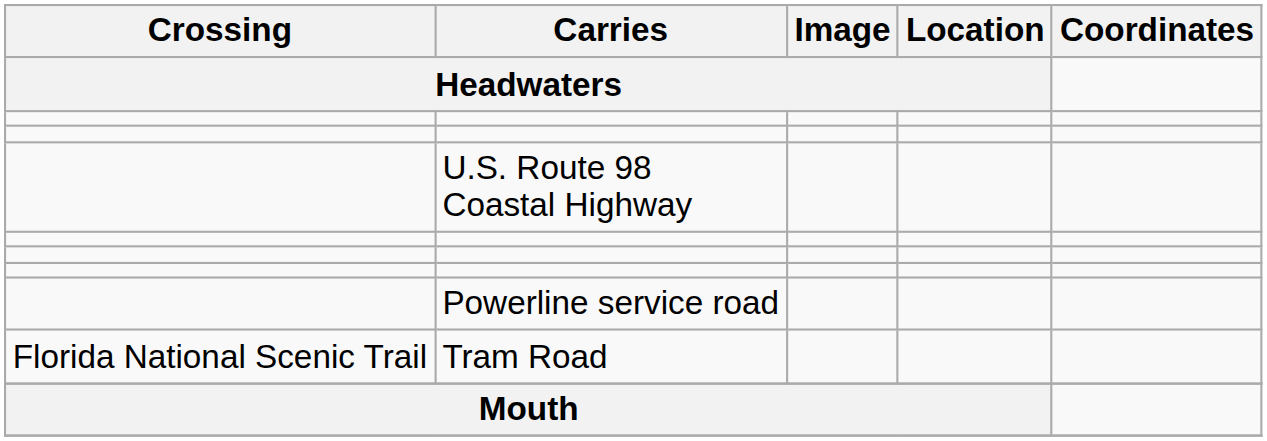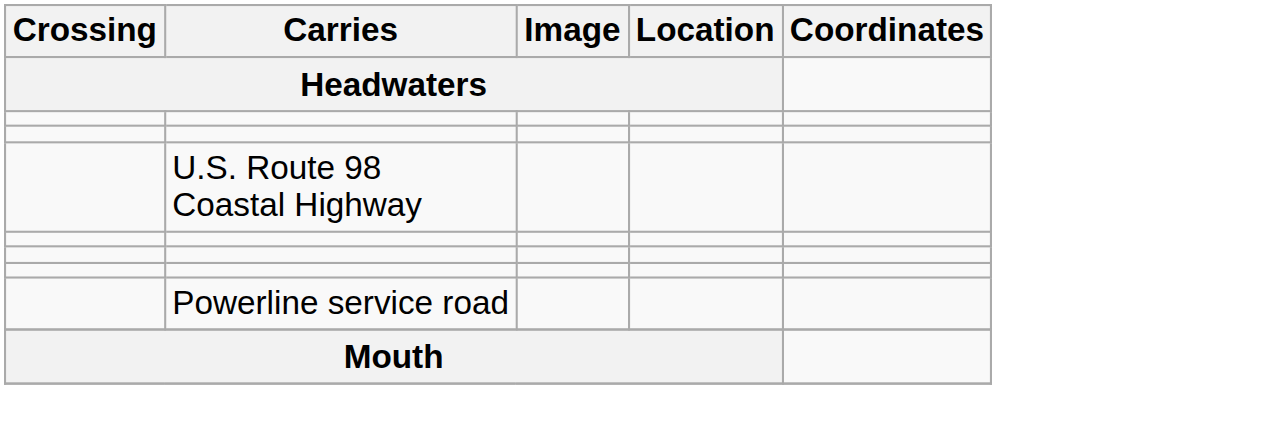- row: (220, 356)
